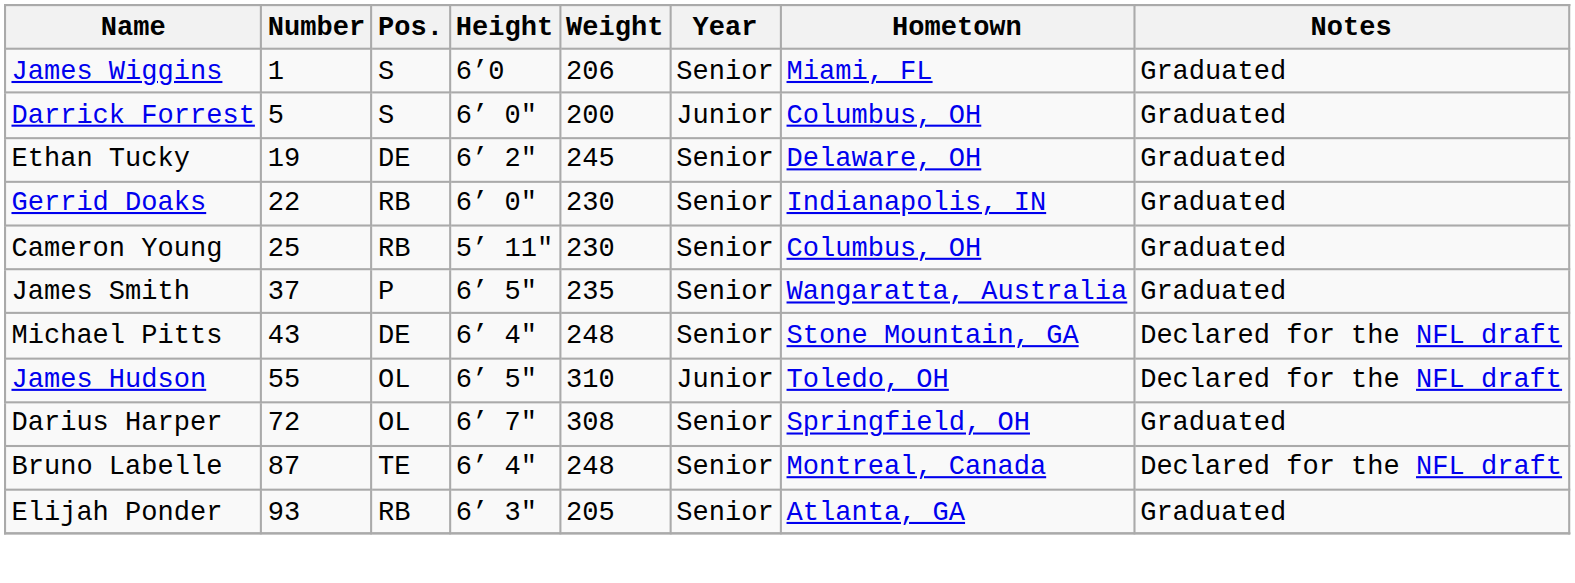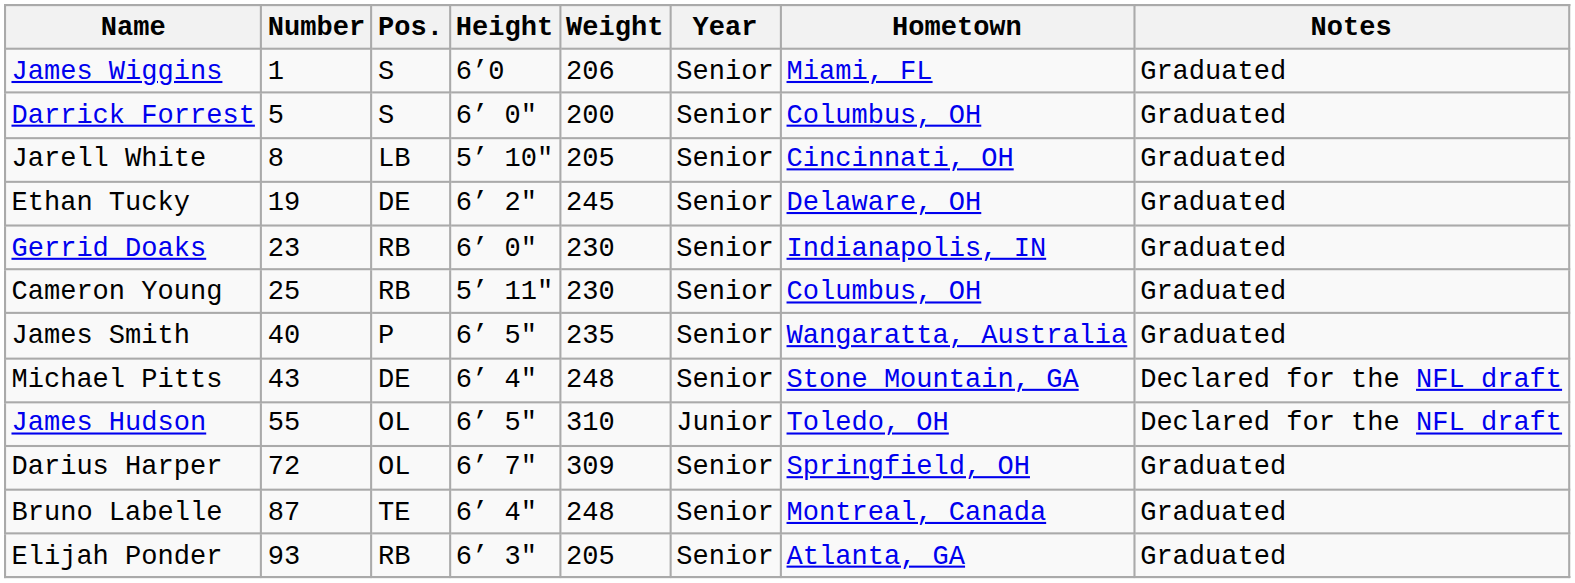(725, 115) Junior -> (725, 115) Senior
+ row: (109, 159)
(284, 203) 22 -> (284, 247) 23
(284, 291) 37 -> (284, 336) 40
(590, 424) 308 -> (590, 468) 309
(1351, 468) Declared for the NFL draft -> (1213, 512) Graduated
